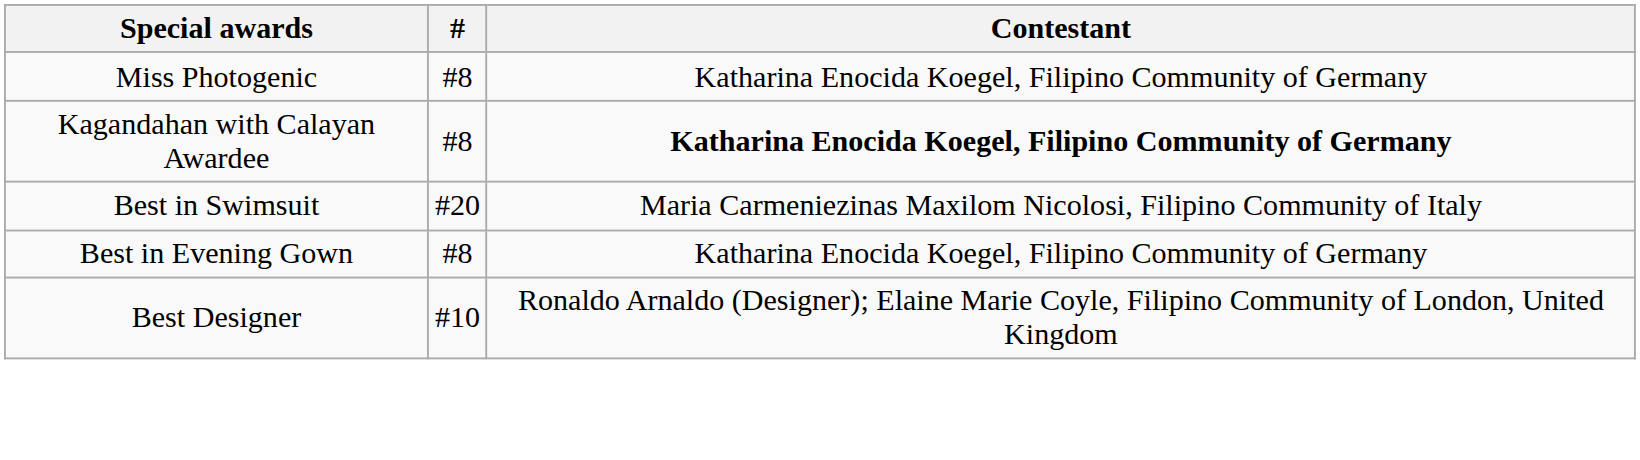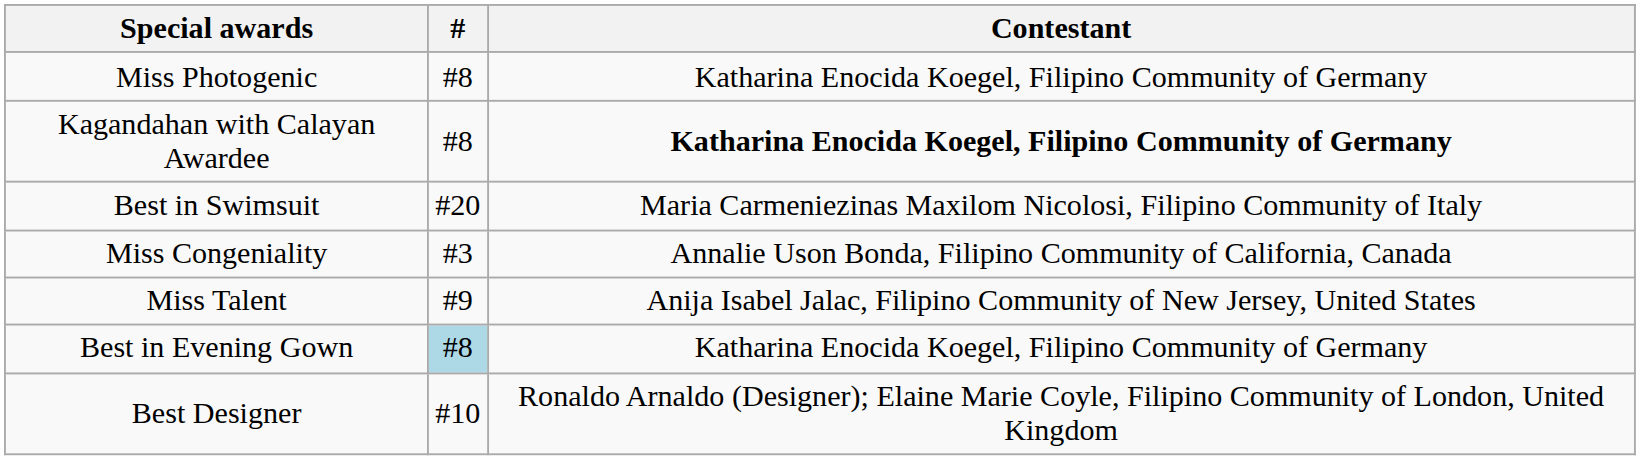+ row: (217, 253)
+ row: (217, 300)
(457, 253) no background -> (458, 348) lightblue background
